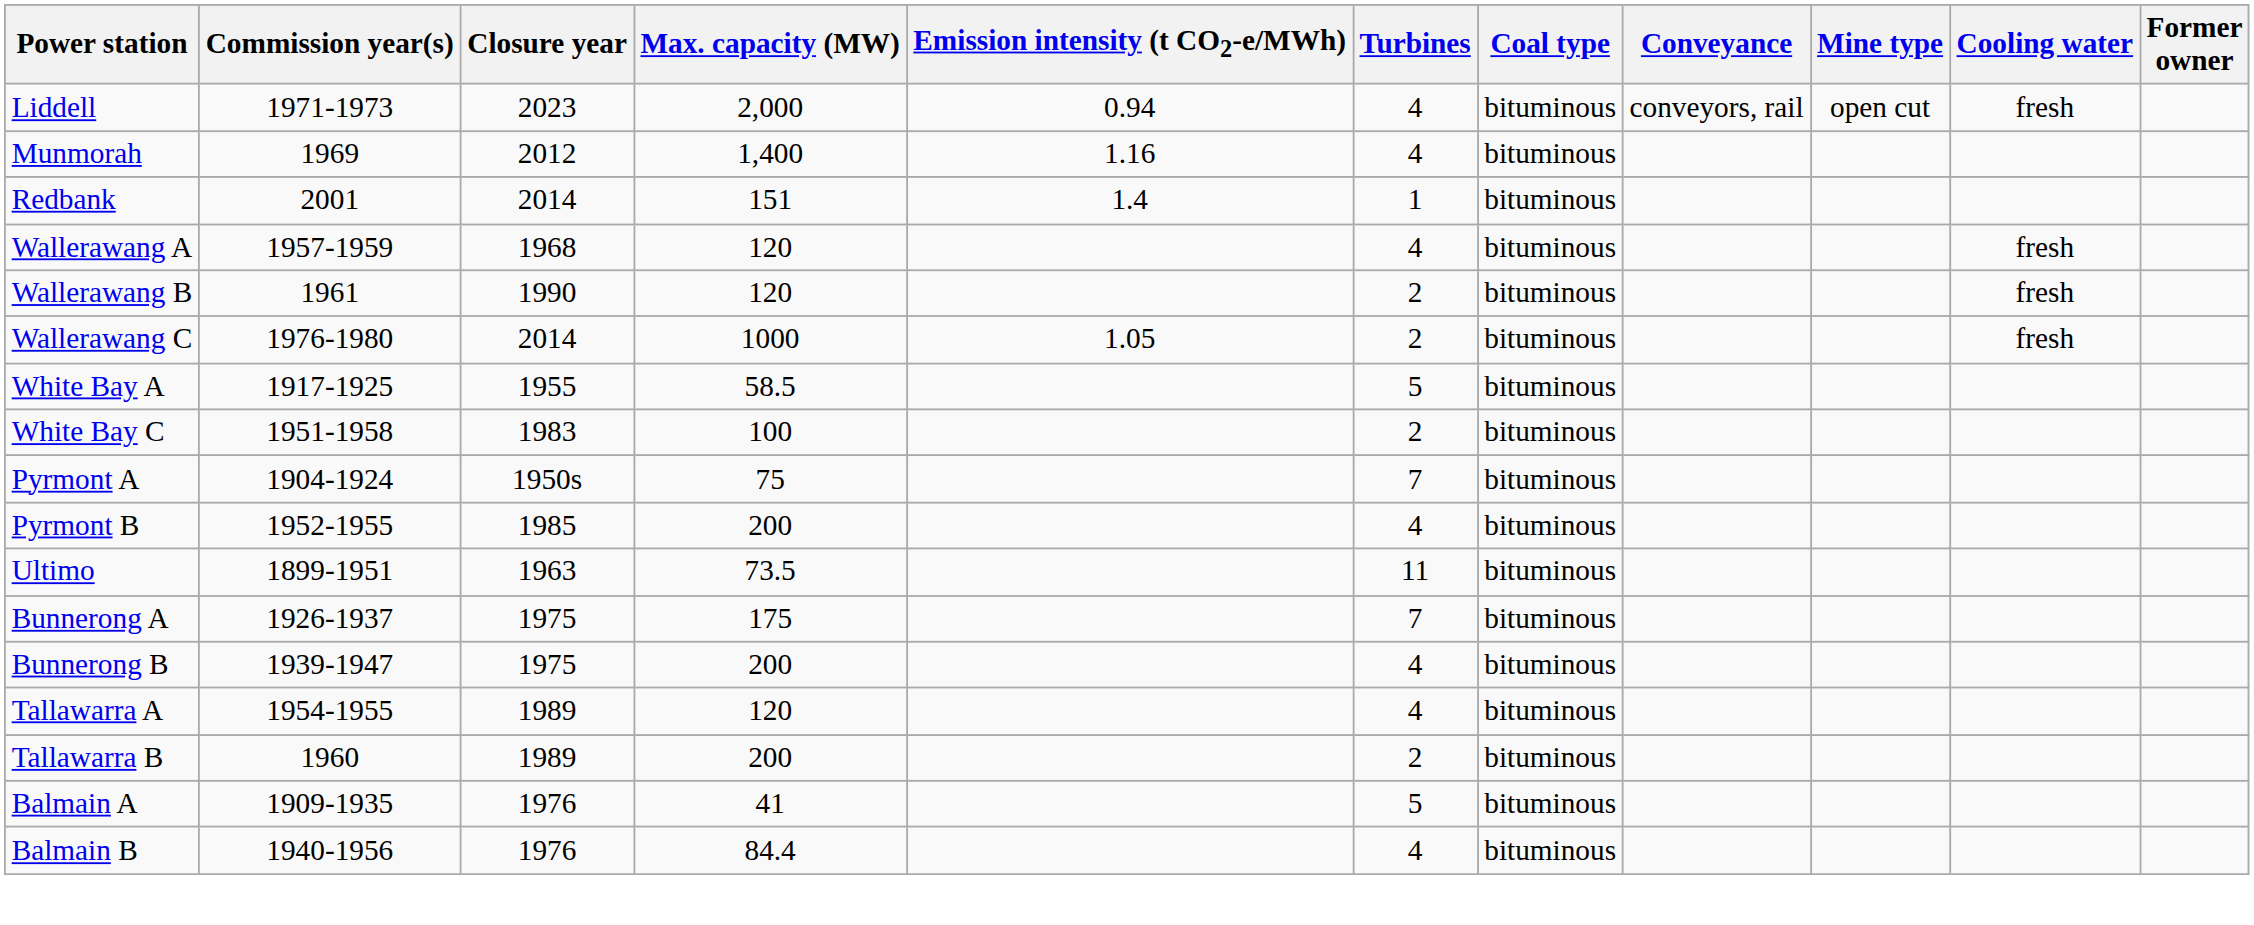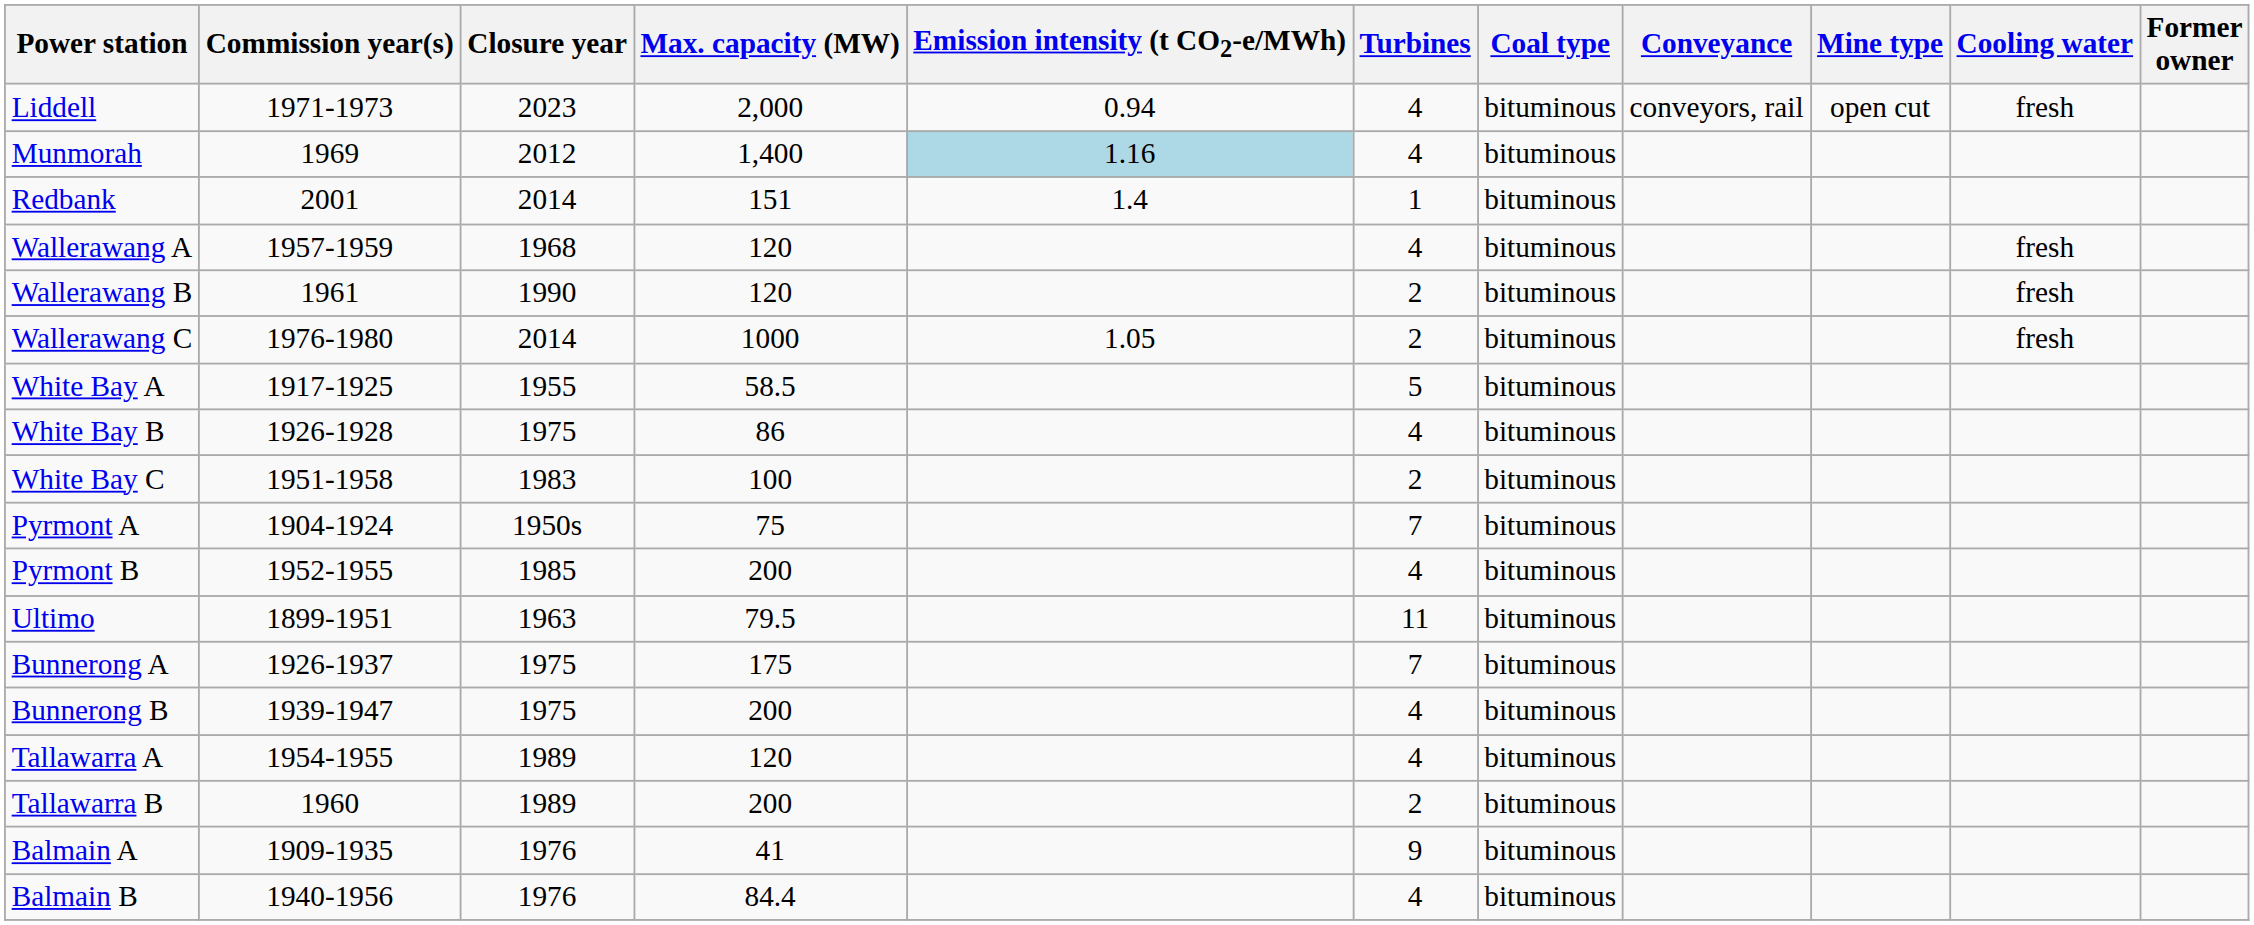(1130, 153) no background -> (1130, 153) lightblue background
+ row: (88, 432)
(770, 571) 73.5 -> (770, 617) 79.5
(1415, 803) 5 -> (1415, 850) 9
